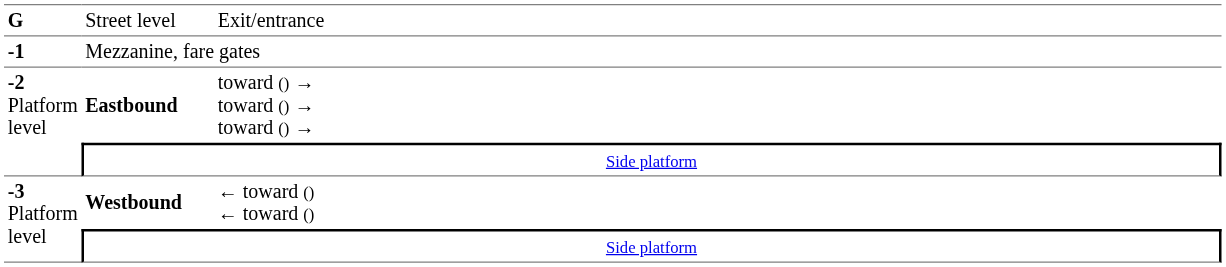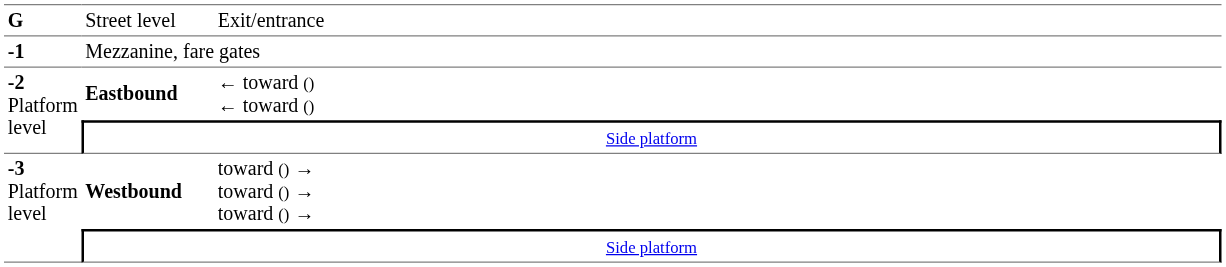(266, 105) toward () → toward () → toward () → -> (266, 93) ← toward () ← toward ()
(266, 202) ← toward () ← toward () -> (266, 191) toward () → toward () → toward () →
